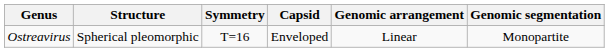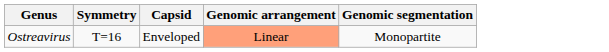- column: (138, 15)
(399, 36) no background -> (271, 36) lightsalmon background
